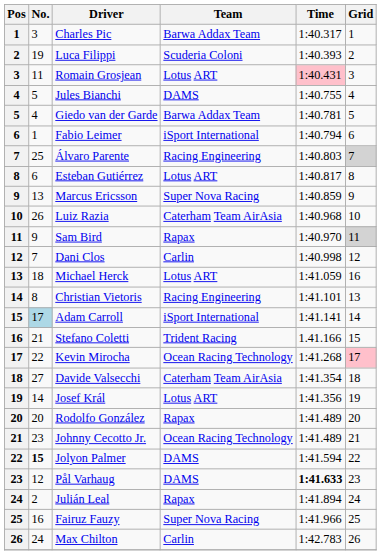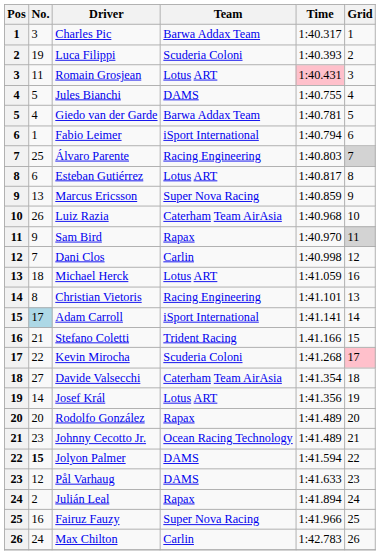(228, 357) Ocean Racing Technology -> (203, 357) Scuderia Coloni
(320, 478) bold -> (320, 478) normal
